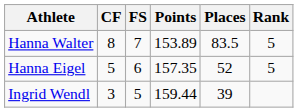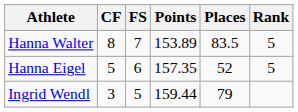(225, 94) 39 -> (225, 94) 79
